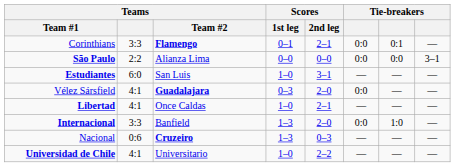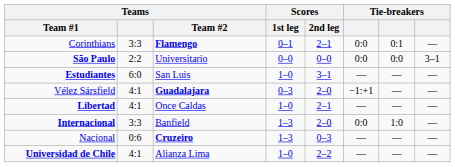(182, 59) Alianza Lima -> (181, 59) Universitario
(361, 91) 0:0 -> (361, 91) −1:+1
(181, 153) Universitario -> (182, 153) Alianza Lima
